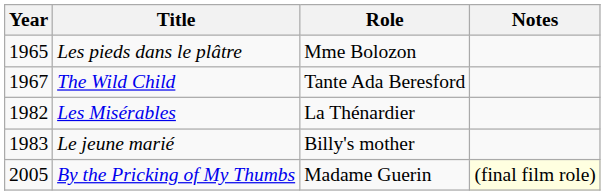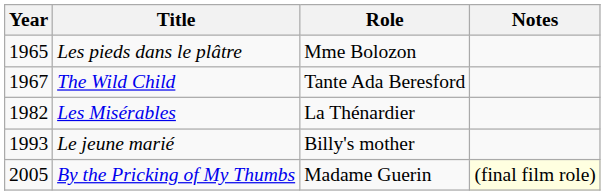(29, 143) 1983 -> (29, 143) 1993
